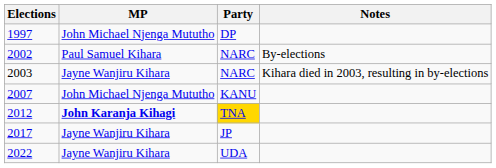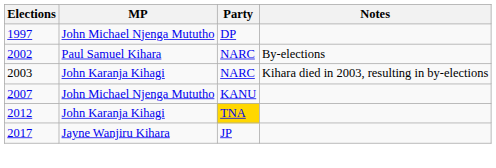(116, 73) Jayne Wanjiru Kihara -> (113, 73) John Karanja Kihagi
(118, 113) bold -> (113, 113) normal
- row: (20, 152)
